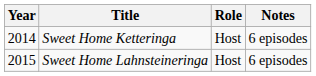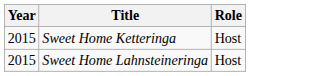- column: (278, 15)
(22, 37) 2014 -> (22, 37) 2015
